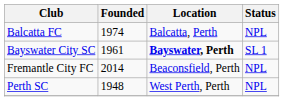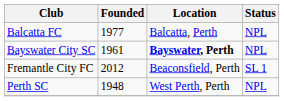(112, 31) 1974 -> (112, 31) 1977
(256, 50) SL 1 -> (256, 50) NPL
(112, 68) 2014 -> (112, 68) 2012
(256, 68) NPL -> (256, 68) SL 1
